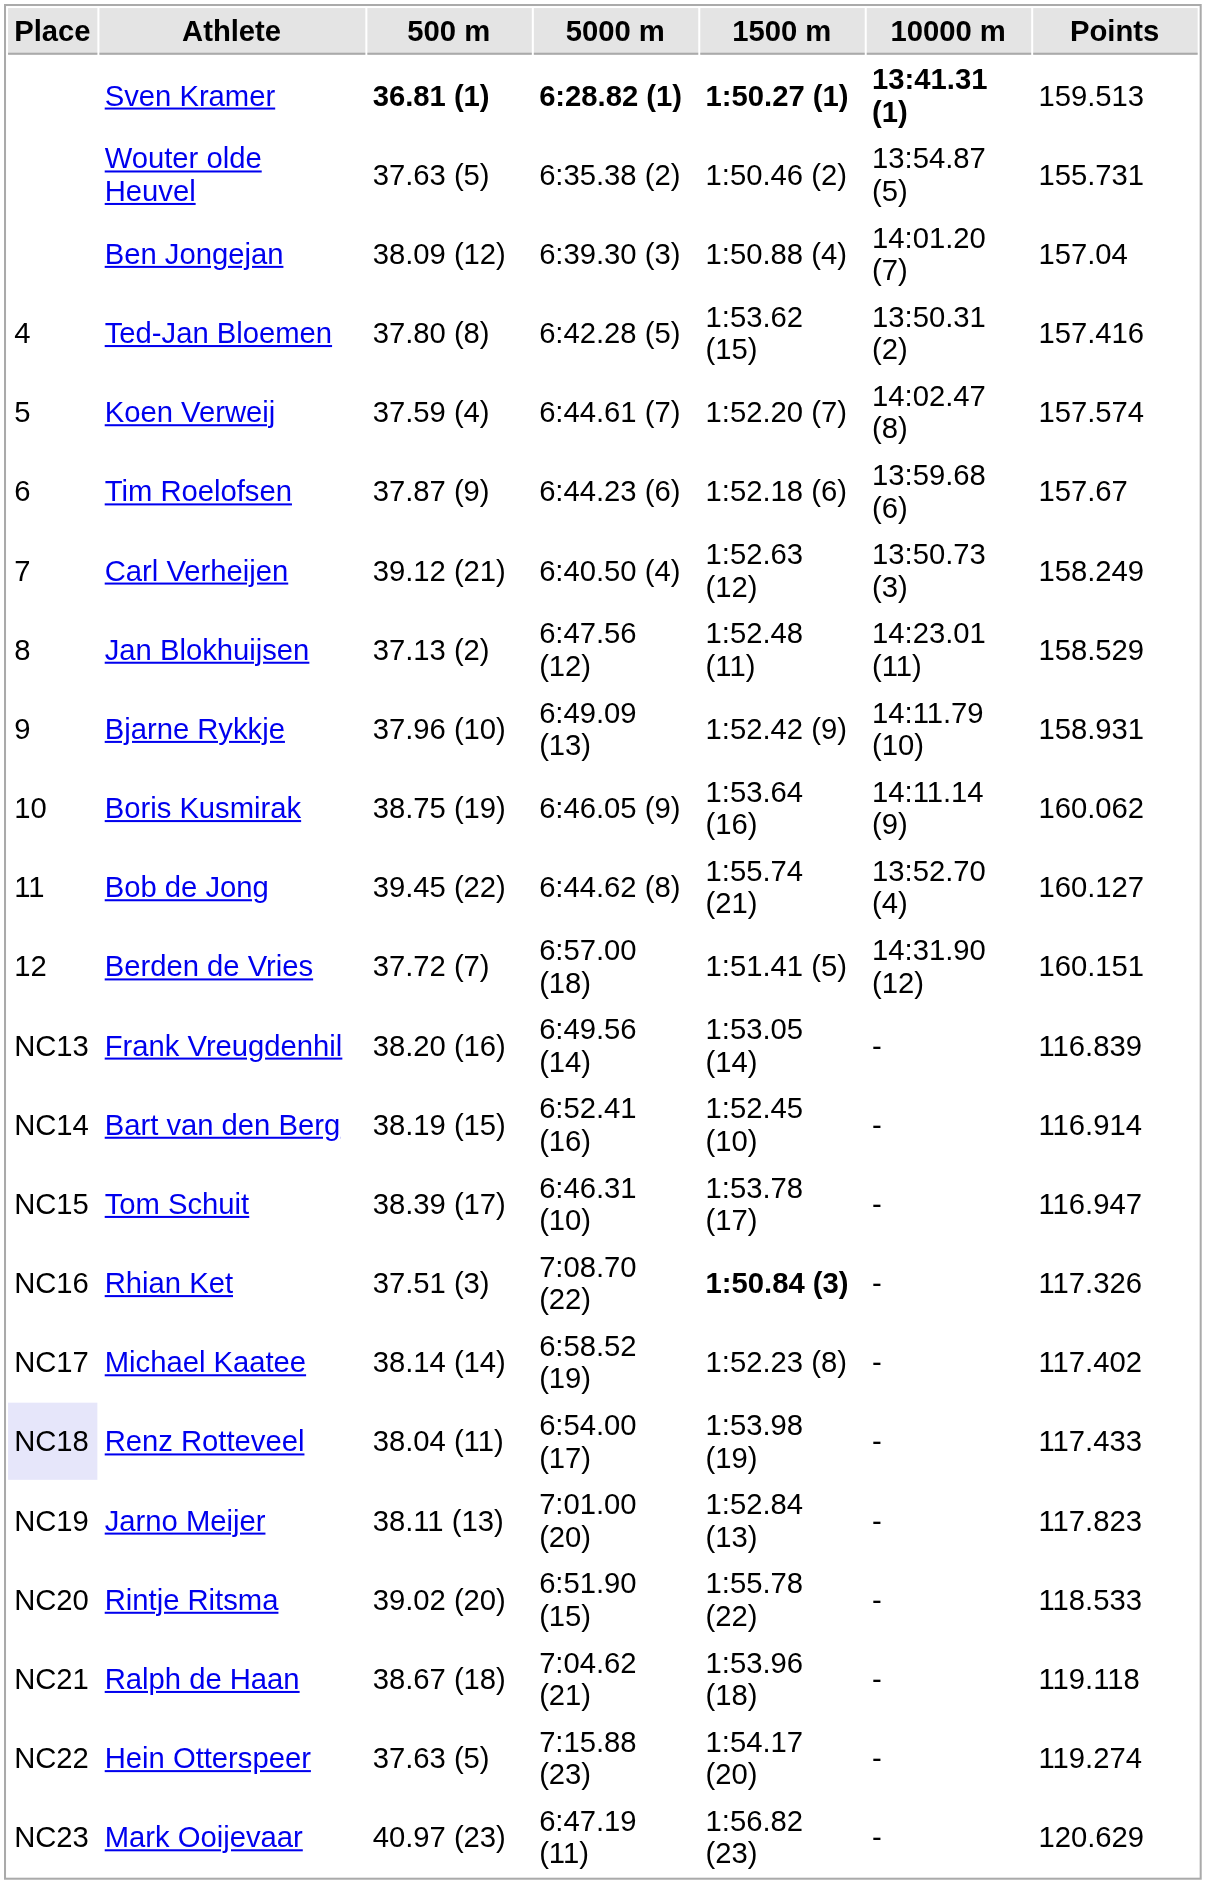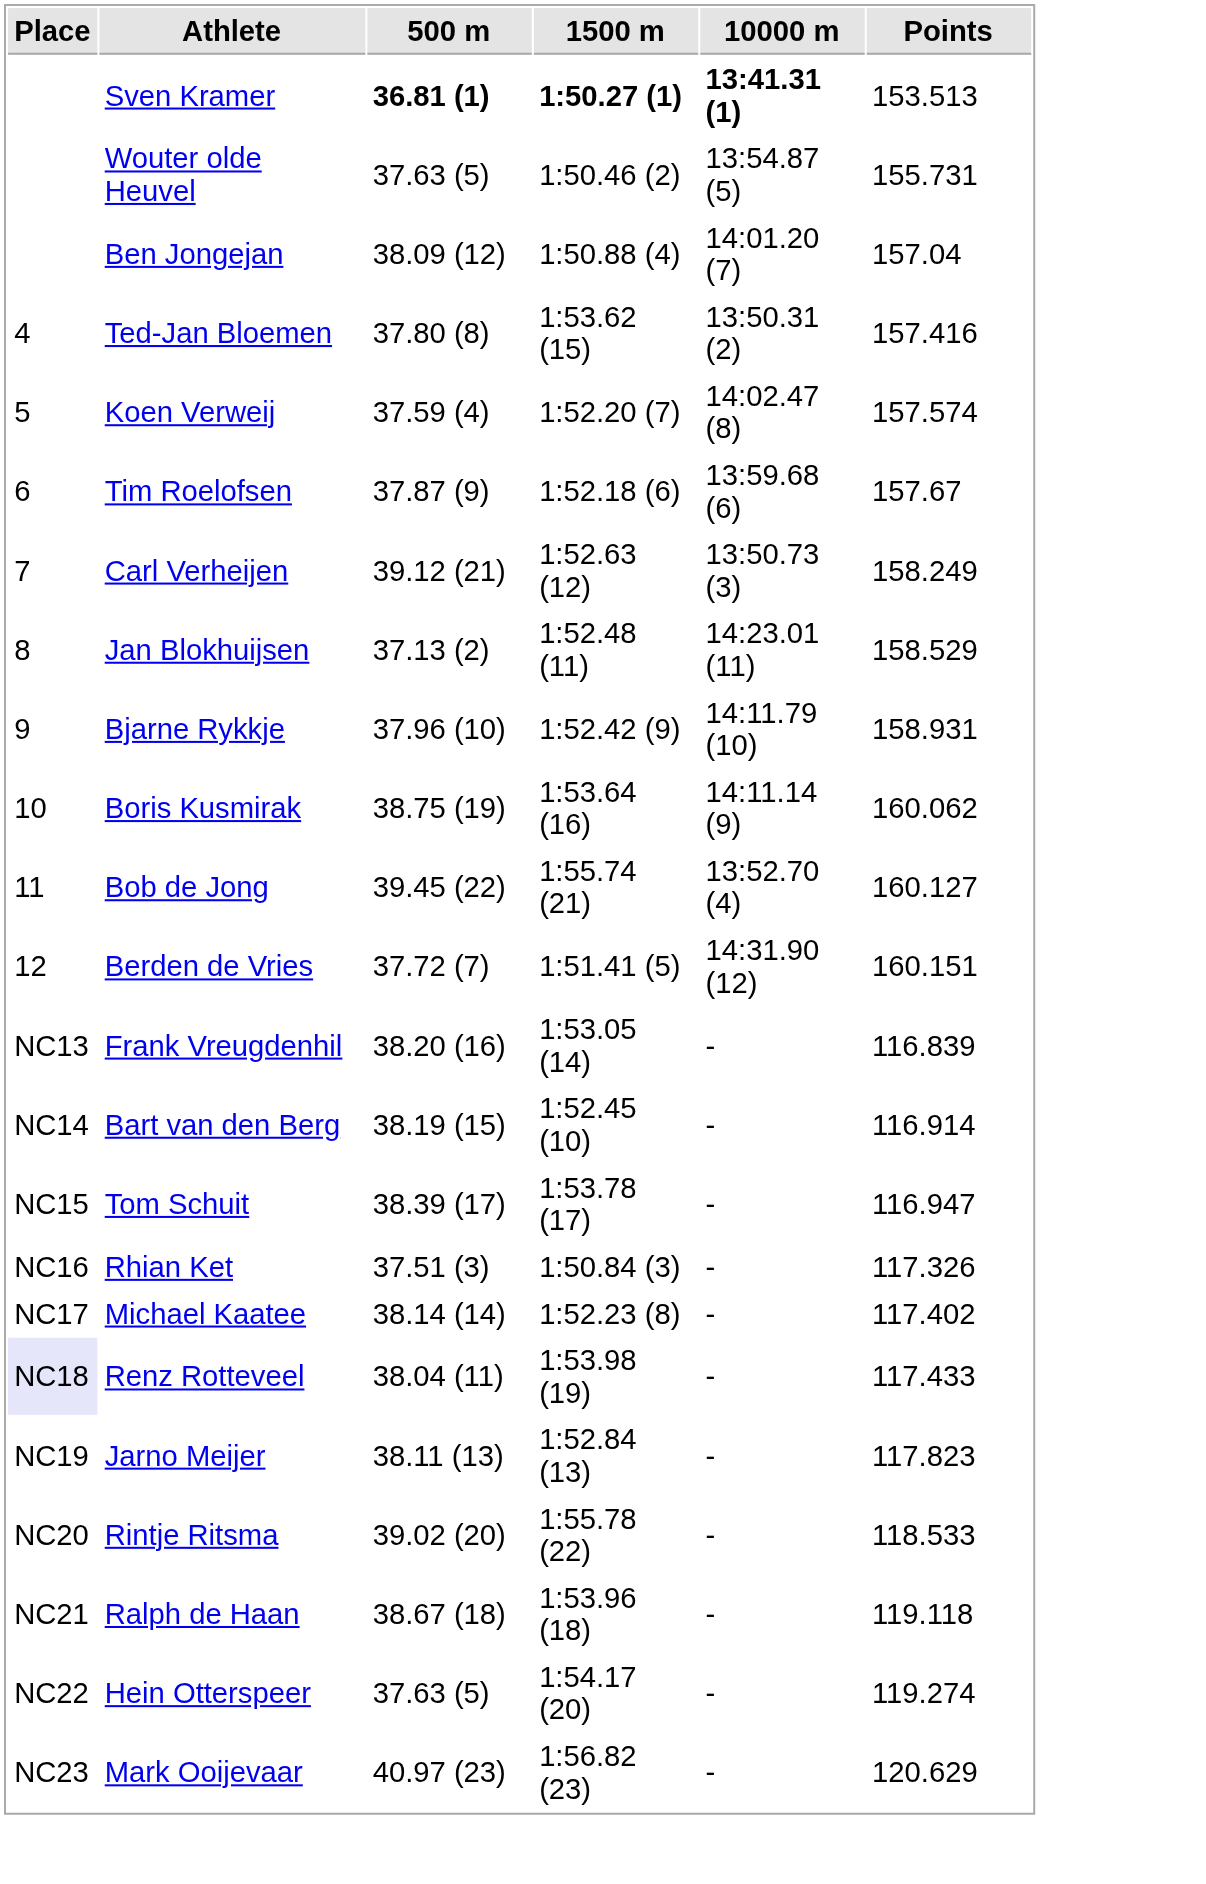- column: (615, 30)
(1091, 95) 159.513 -> (925, 95) 153.513
(777, 1283) bold -> (610, 1267) normal
